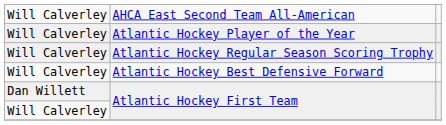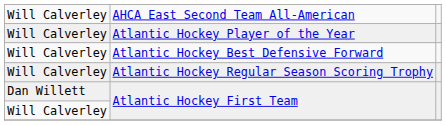rows swapped: (57, 72) <-> (57, 53)
